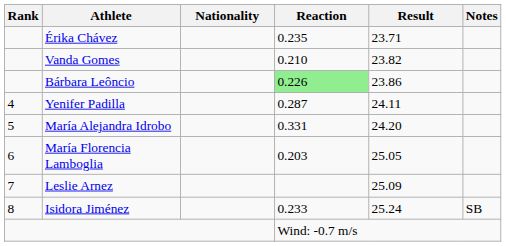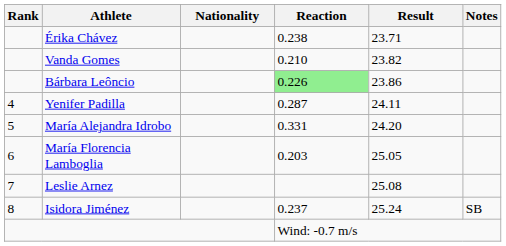(292, 37) 0.235 -> (292, 37) 0.238
(387, 185) 25.09 -> (387, 185) 25.08
(292, 207) 0.233 -> (292, 207) 0.237
